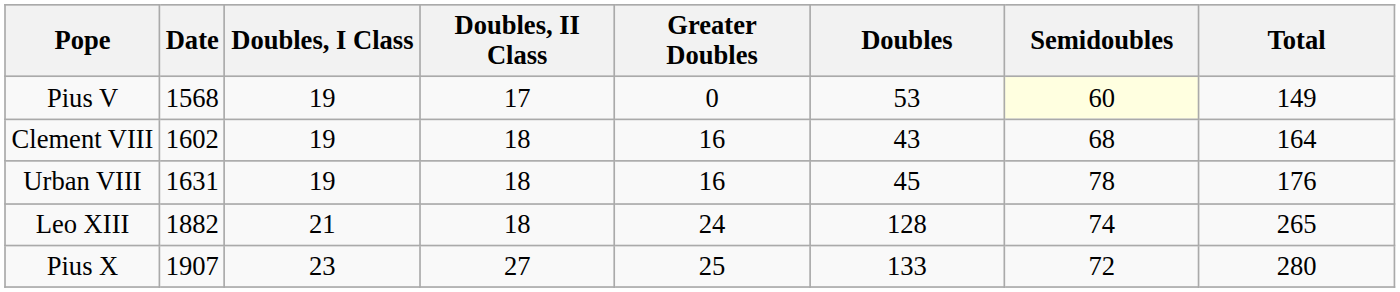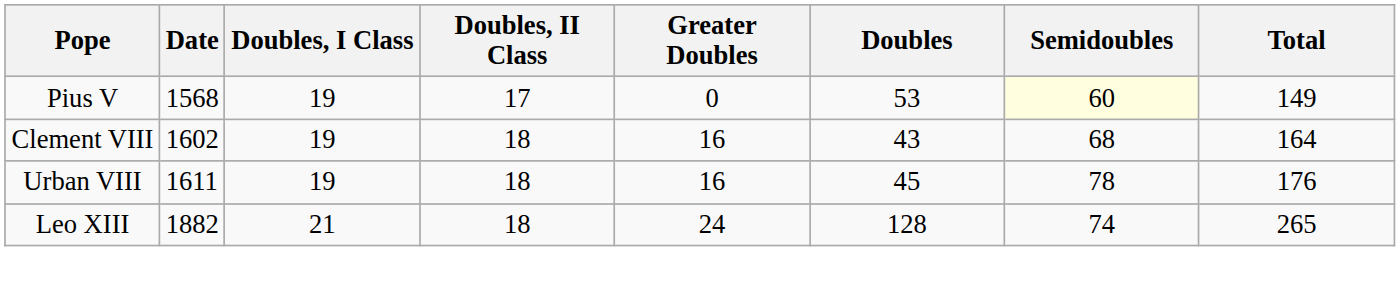(192, 181) 1631 -> (192, 181) 1611
- row: (83, 266)
